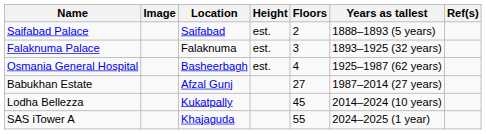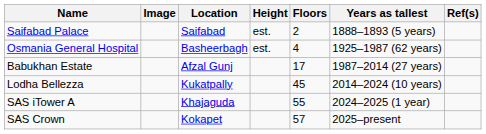- row: (53, 48)
(299, 84) 27 -> (299, 66) 17
+ row: (36, 119)
